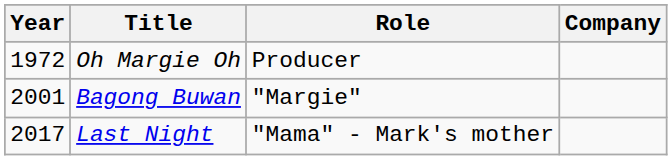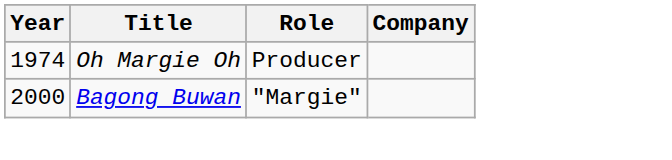(38, 61) 1972 -> (38, 61) 1974
(38, 98) 2001 -> (38, 98) 2000
- row: (145, 135)
